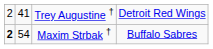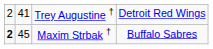(24, 34) 54 -> (24, 34) 45
